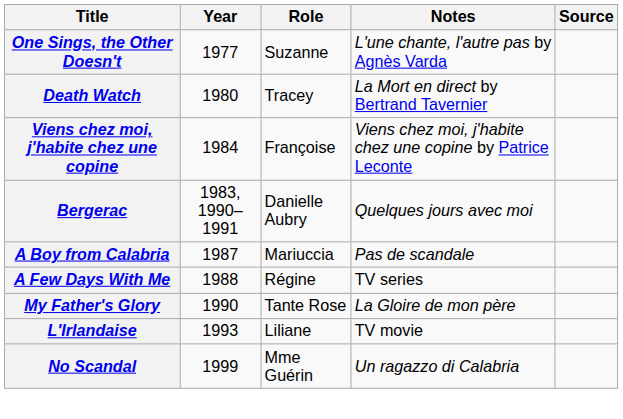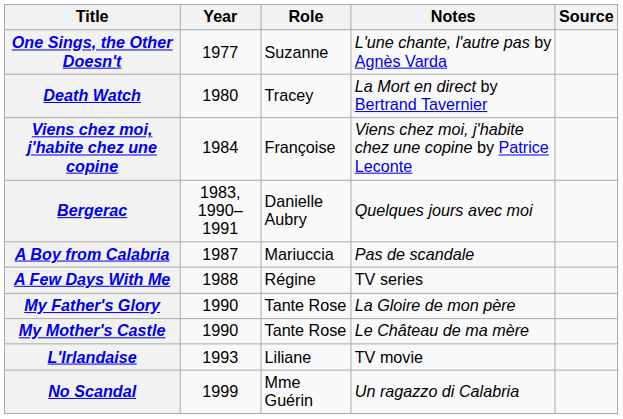+ row: (92, 331)
